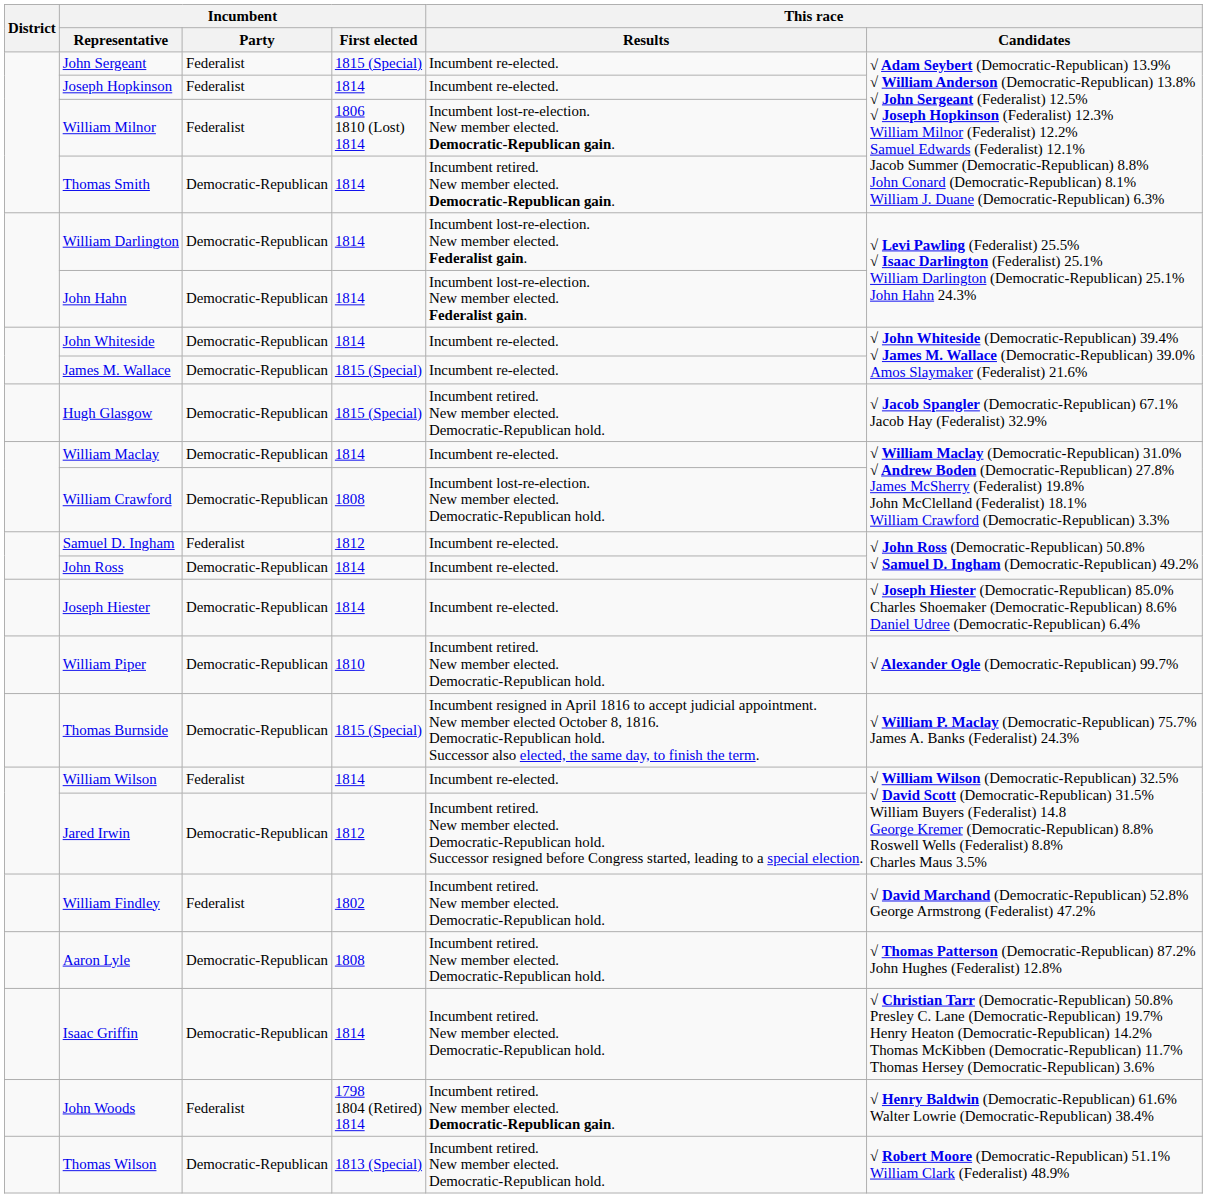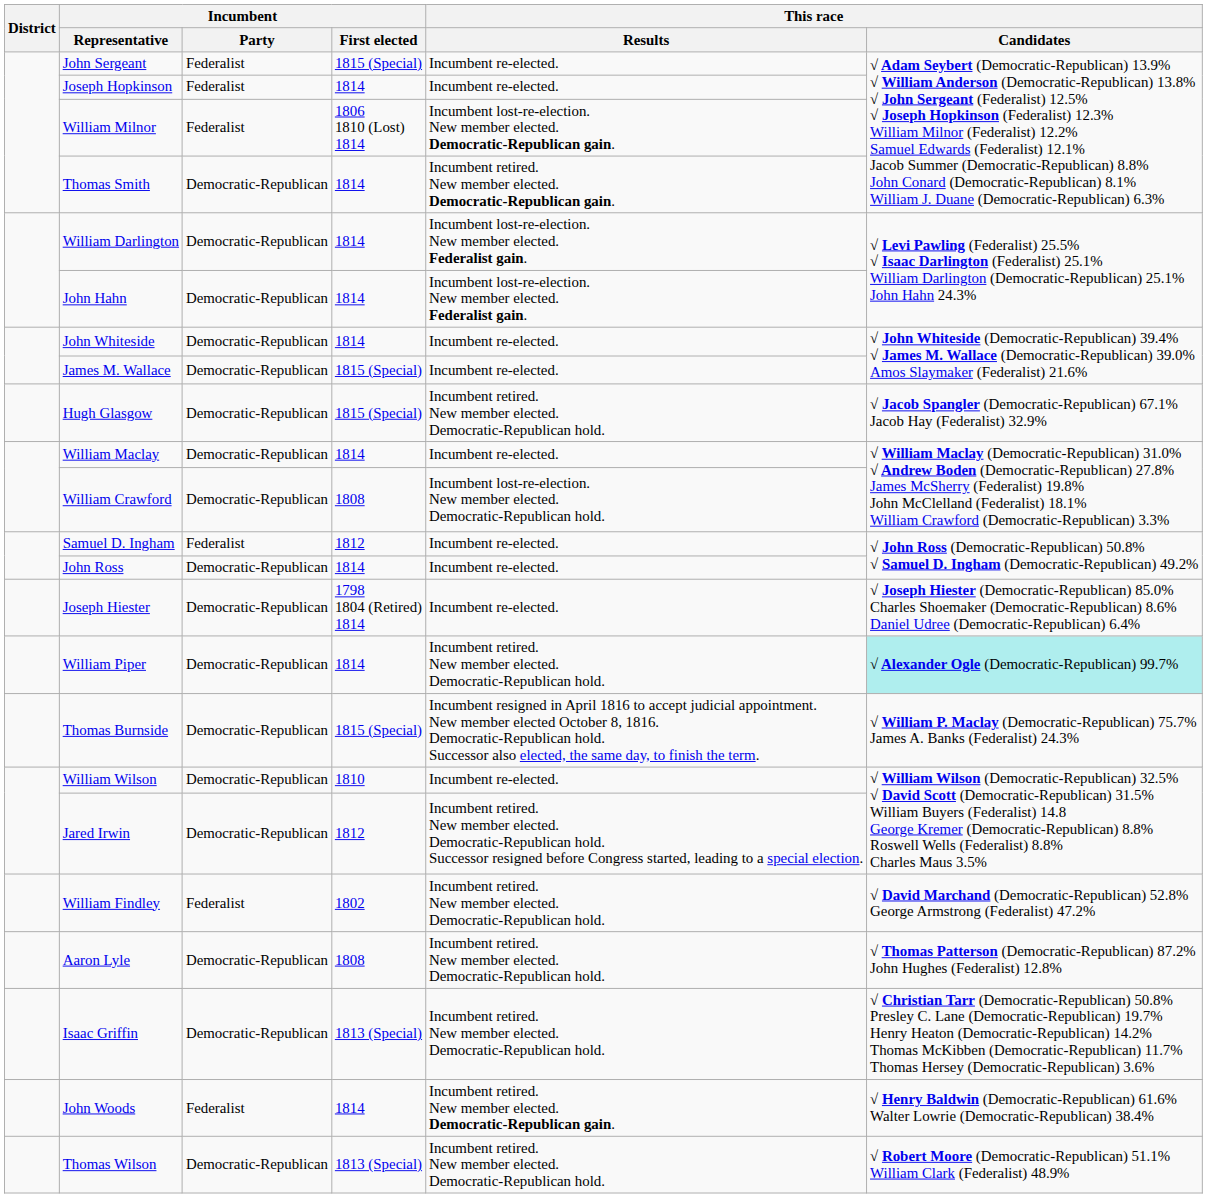(350, 607) 1814 -> (378, 607) 1798 1804 (Retired) 1814
(350, 664) 1810 -> (350, 664) 1814
(1024, 664) no background -> (1024, 664) paleturquoise background
(215, 780) Federalist -> (257, 780) Democratic-Republican
(350, 780) 1814 -> (350, 780) 1810
(350, 1033) 1814 -> (378, 1033) 1813 (Special)
(378, 1107) 1798 1804 (Retired) 1814 -> (350, 1107) 1814
